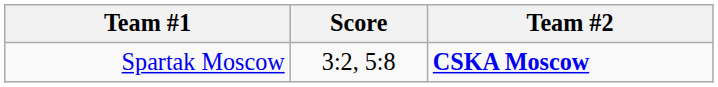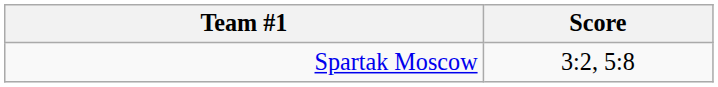- column: (570, 23)
